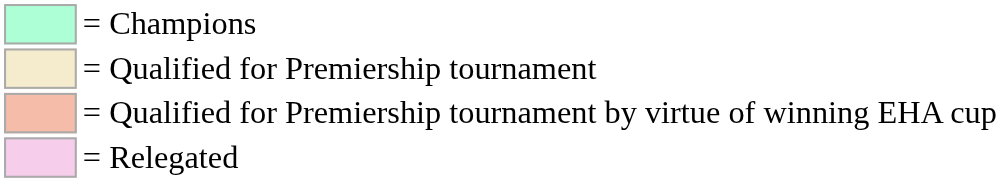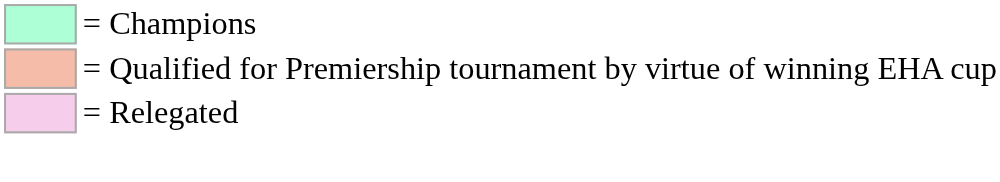- row: (340, 68)
